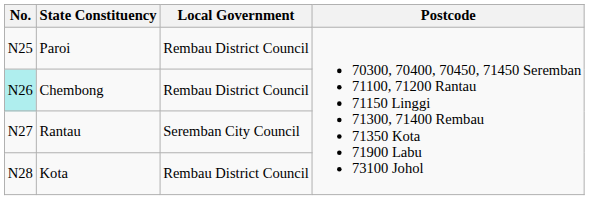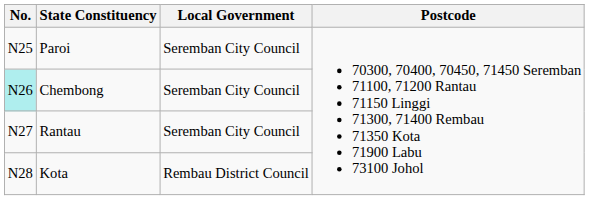(236, 48) Rembau District Council -> (232, 48) Seremban City Council
(236, 90) Rembau District Council -> (232, 90) Seremban City Council
